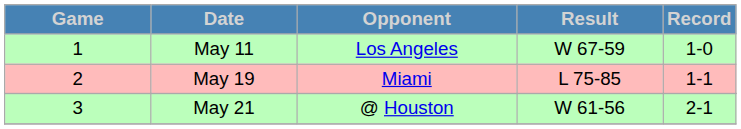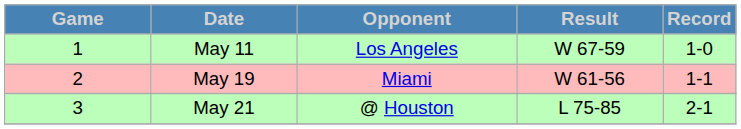(590, 78) L 75-85 -> (590, 78) W 61-56
(590, 108) W 61-56 -> (590, 108) L 75-85
